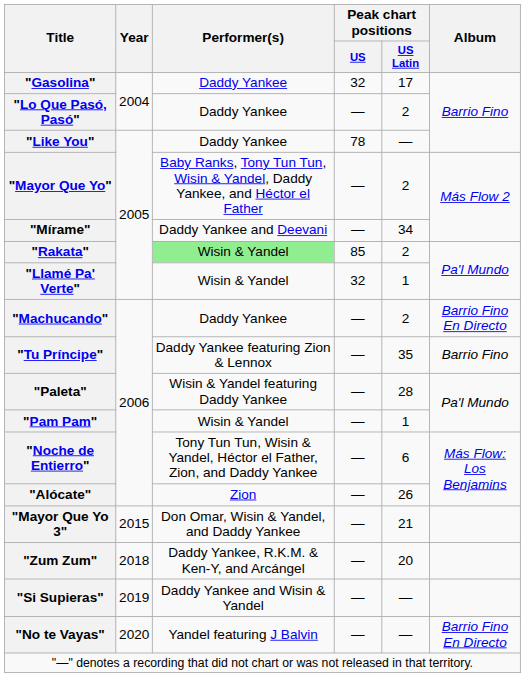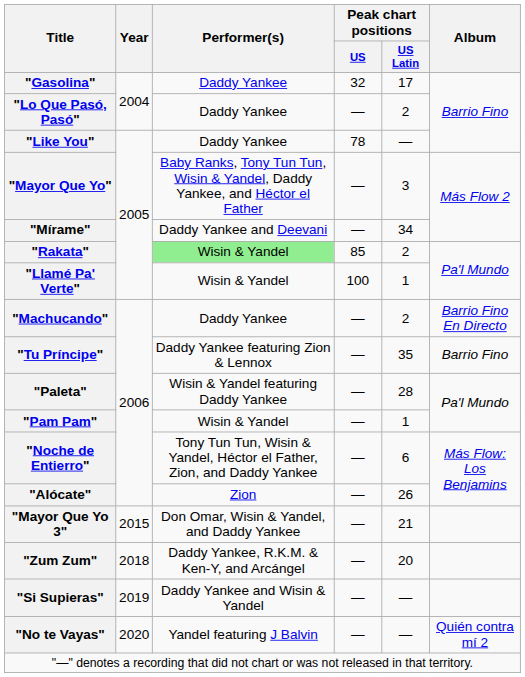(406, 185) 2 -> (406, 185) 3
(358, 281) 32 -> (358, 281) 100
(475, 634) Barrio Fino En Directo -> (475, 634) Quién contra mí 2
